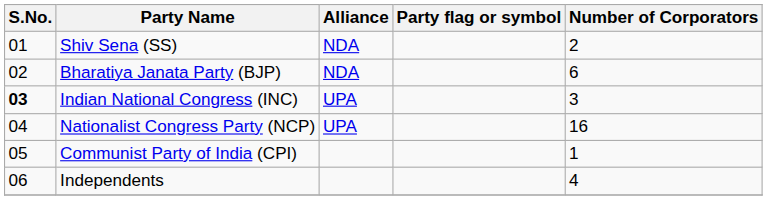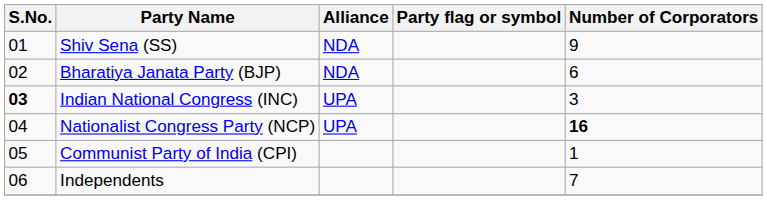(574, 45) 2 -> (574, 45) 9
(579, 126) normal -> (579, 126) bold
(574, 180) 4 -> (574, 180) 7
